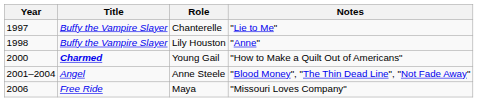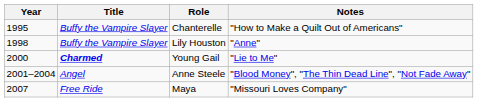(17, 27) 1997 -> (17, 27) 1995
(254, 27) "Lie to Me" -> (316, 27) "How to Make a Quilt Out of Americans"
(316, 58) "How to Make a Quilt Out of Americans" -> (254, 58) "Lie to Me"
(17, 89) 2006 -> (17, 89) 2007
